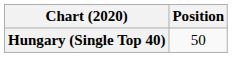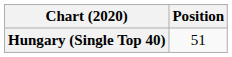(198, 40) 50 -> (198, 40) 51
